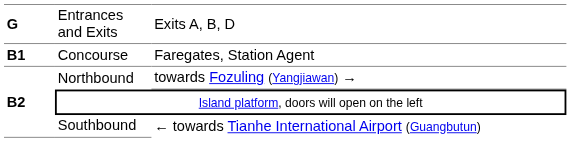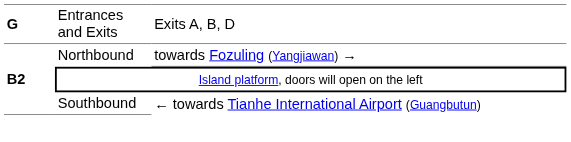- row: (93, 55)
